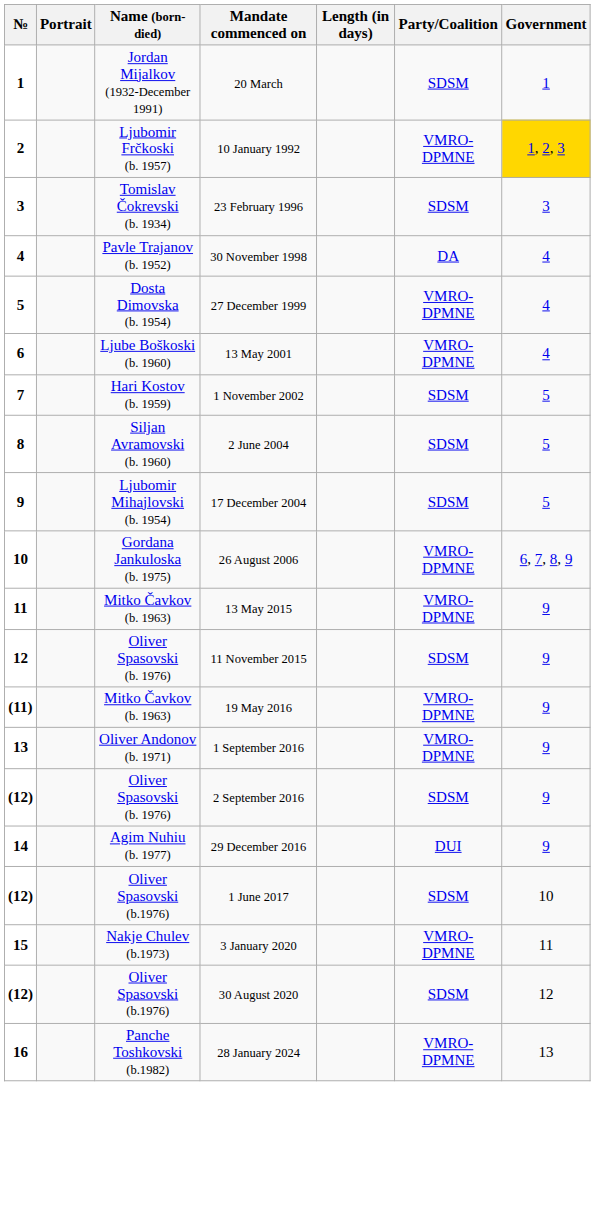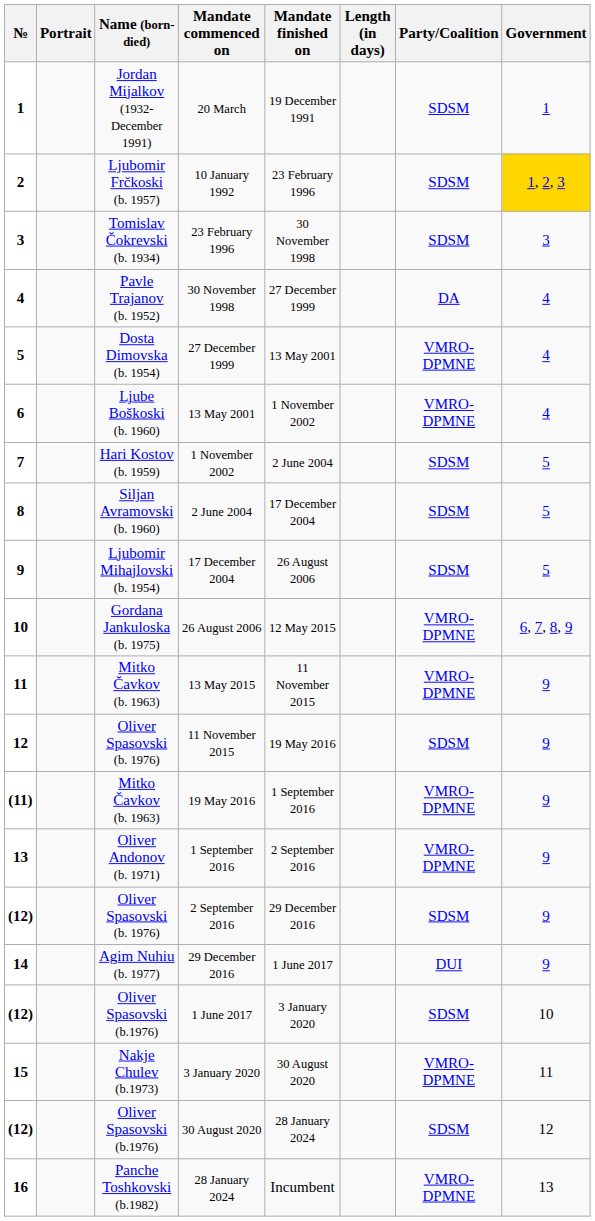+ column: (302, 33)
(448, 148) VMRO-DPMNE -> (449, 182) SDSM
